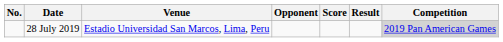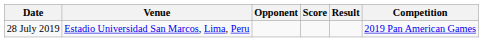- column: (14, 12)
(440, 28) lightgrey background -> (420, 28) no background
